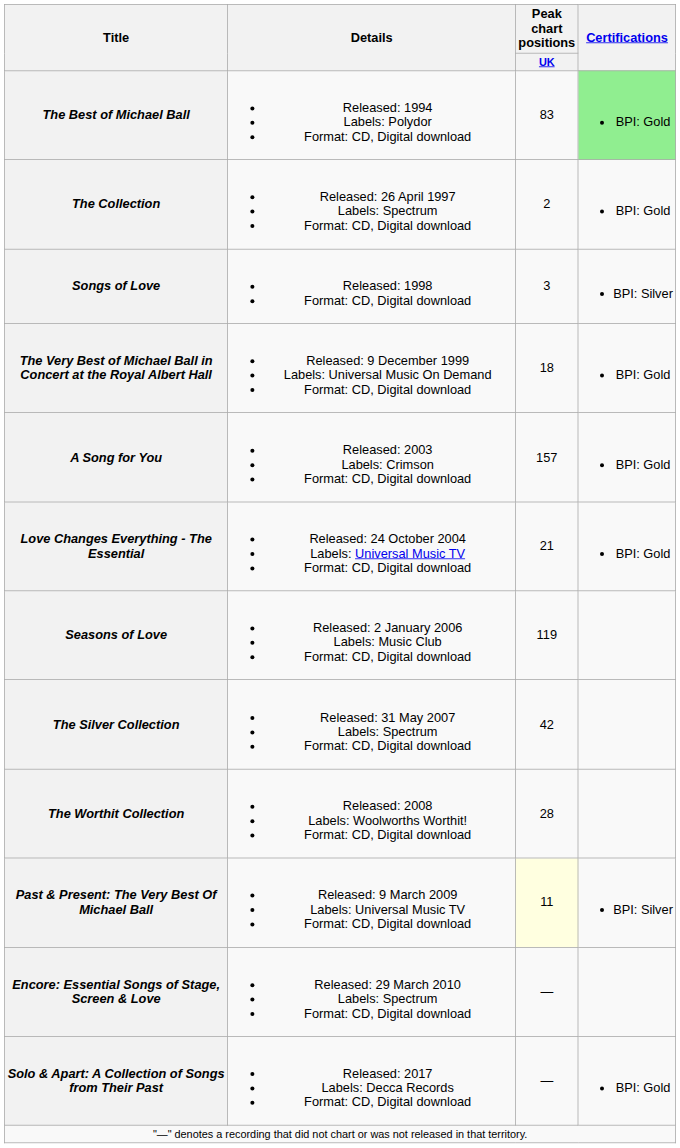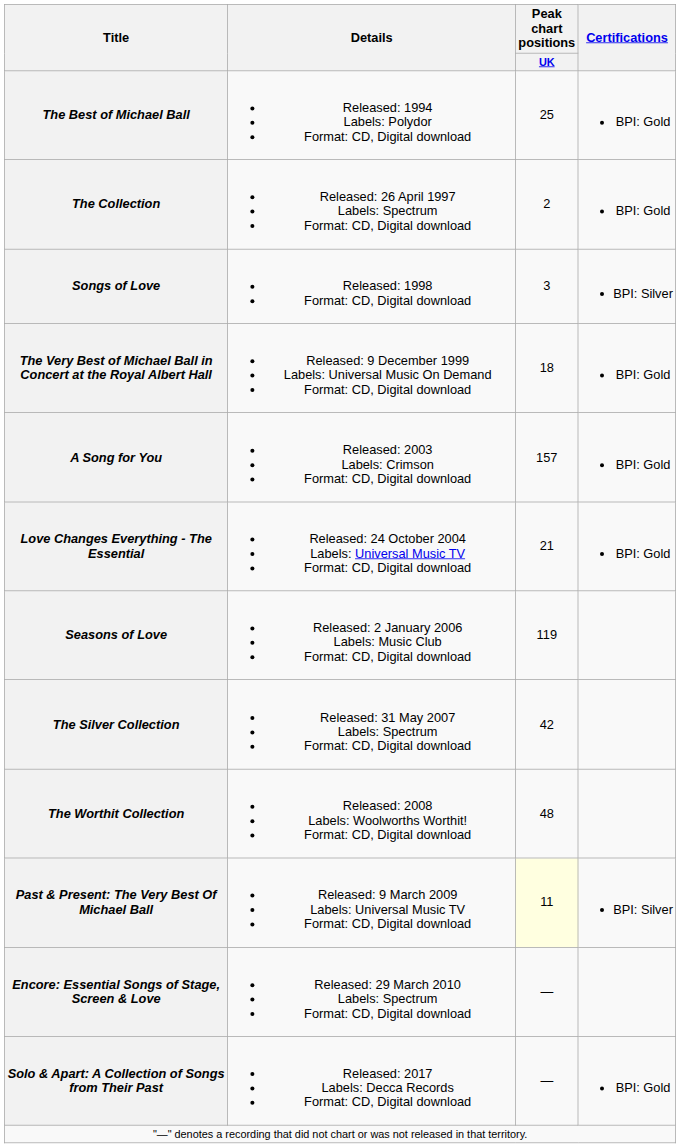(547, 115) 83 -> (547, 115) 25
(627, 122) lightgreen background -> (627, 122) no background
(547, 813) 28 -> (547, 813) 48
